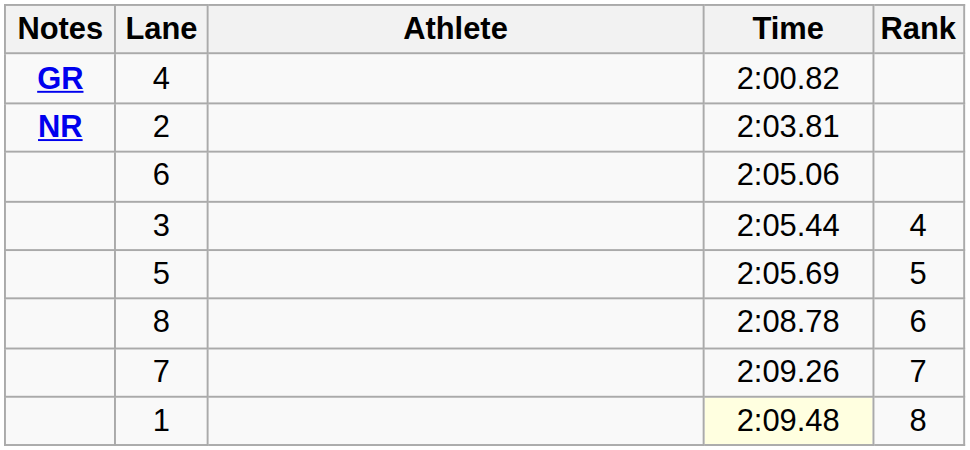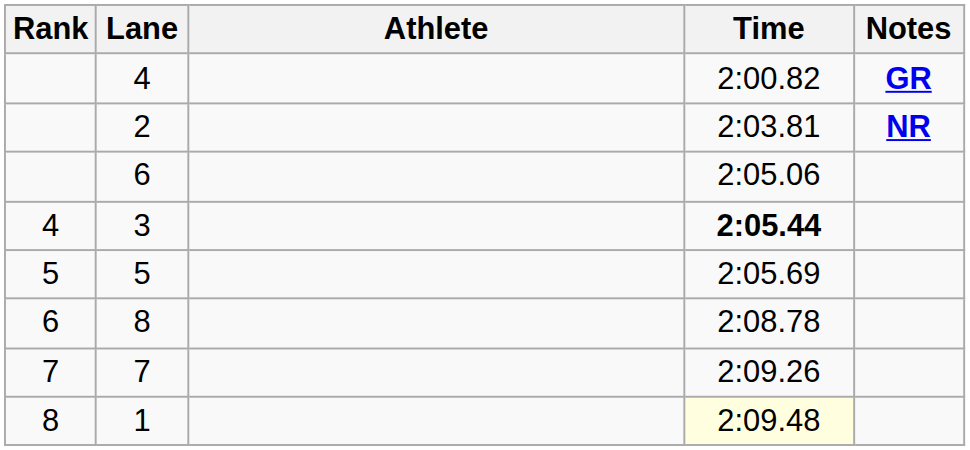columns swapped: (918, 28) <-> (60, 28)
(788, 224) normal -> (769, 224) bold
